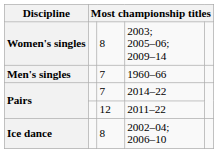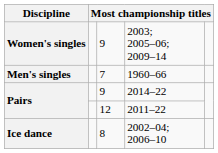(102, 43) 8 -> (102, 43) 9
(102, 91) 7 -> (102, 91) 9
